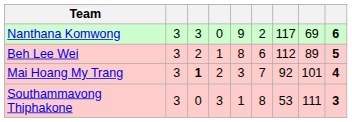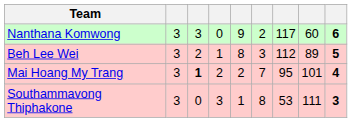(312, 34) 69 -> (312, 34) 60
(262, 53) 6 -> (262, 53) 3
(241, 73) 3 -> (241, 73) 2
(286, 73) 92 -> (286, 73) 95
